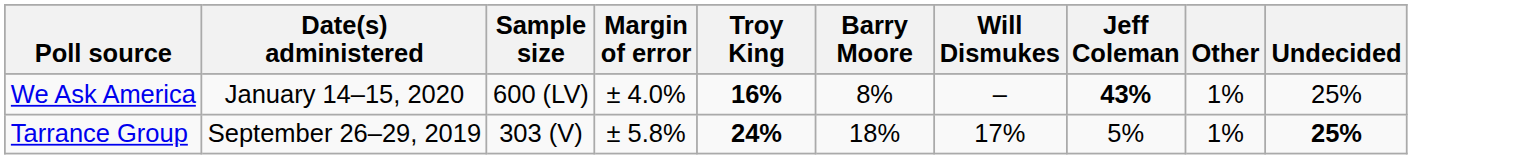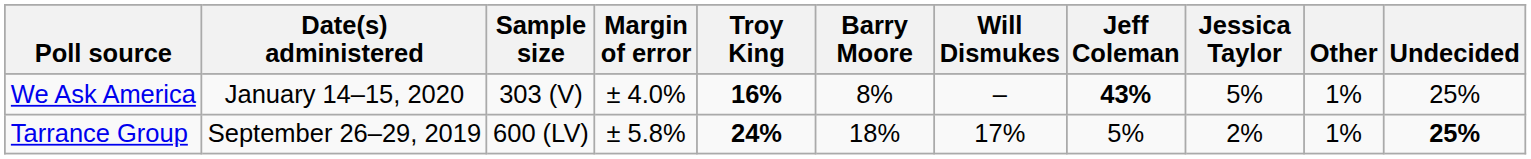+ column: (1245, 40)
(541, 94) 600 (LV) -> (541, 94) 303 (V)
(541, 134) 303 (V) -> (541, 134) 600 (LV)
